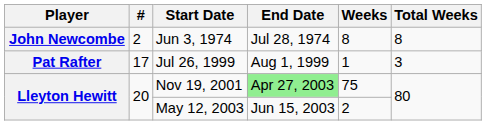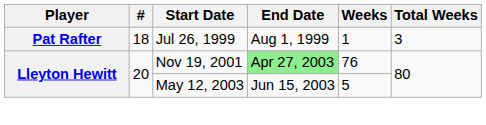- row: (194, 39)
(141, 62) 17 -> (141, 39) 18
(350, 85) 75 -> (350, 62) 76
(346, 108) 2 -> (346, 85) 5
